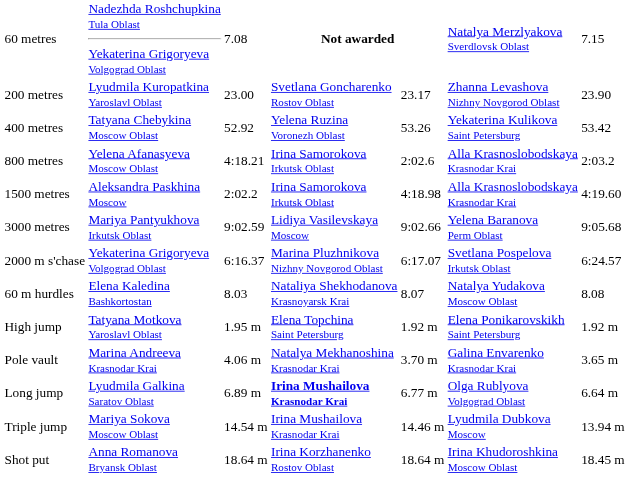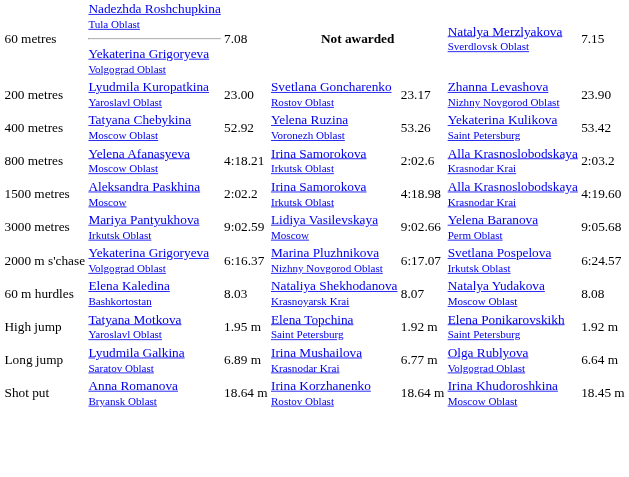- row: (31, 360)
(320, 393) bold -> (317, 360) normal
- row: (36, 426)
